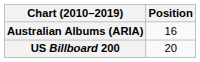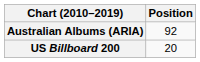(171, 31) 16 -> (171, 31) 92
